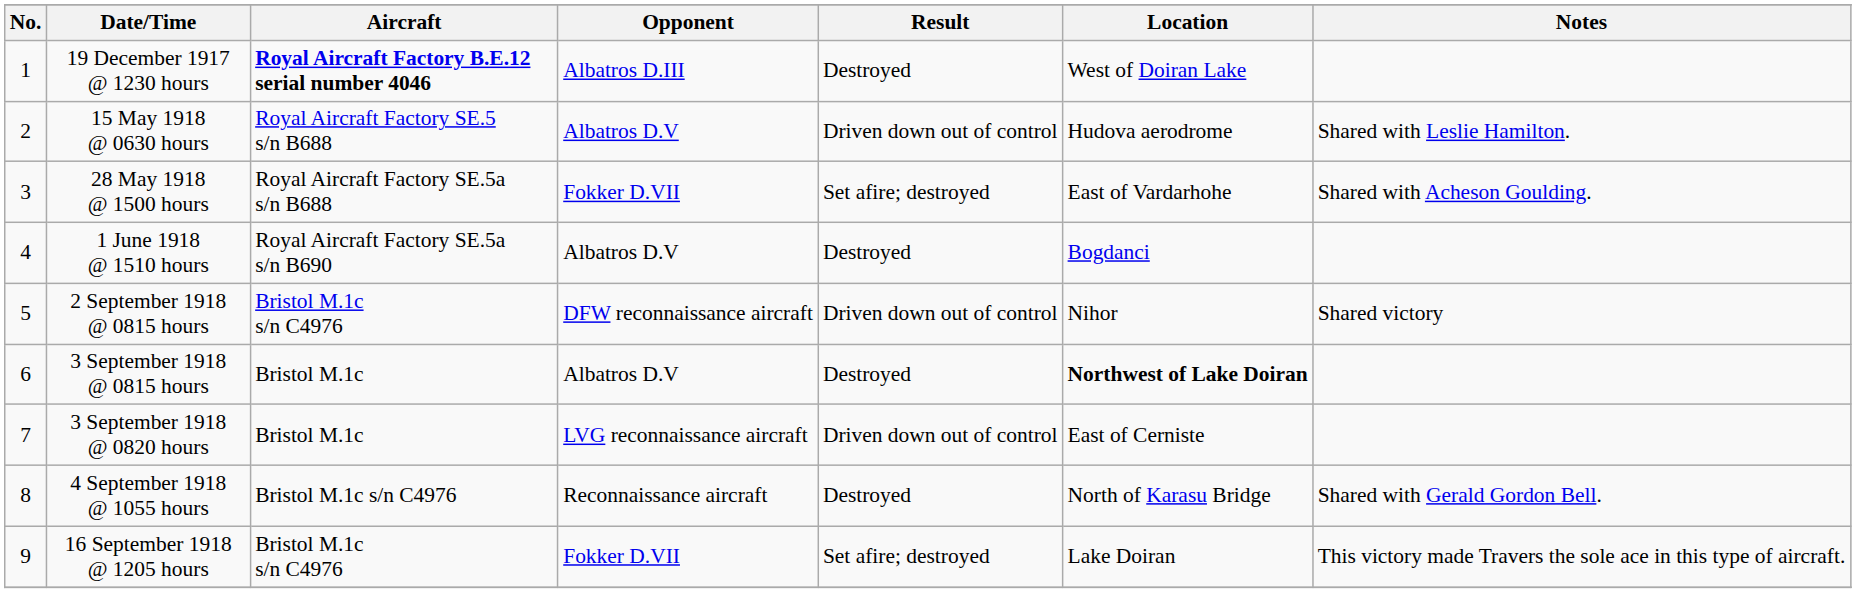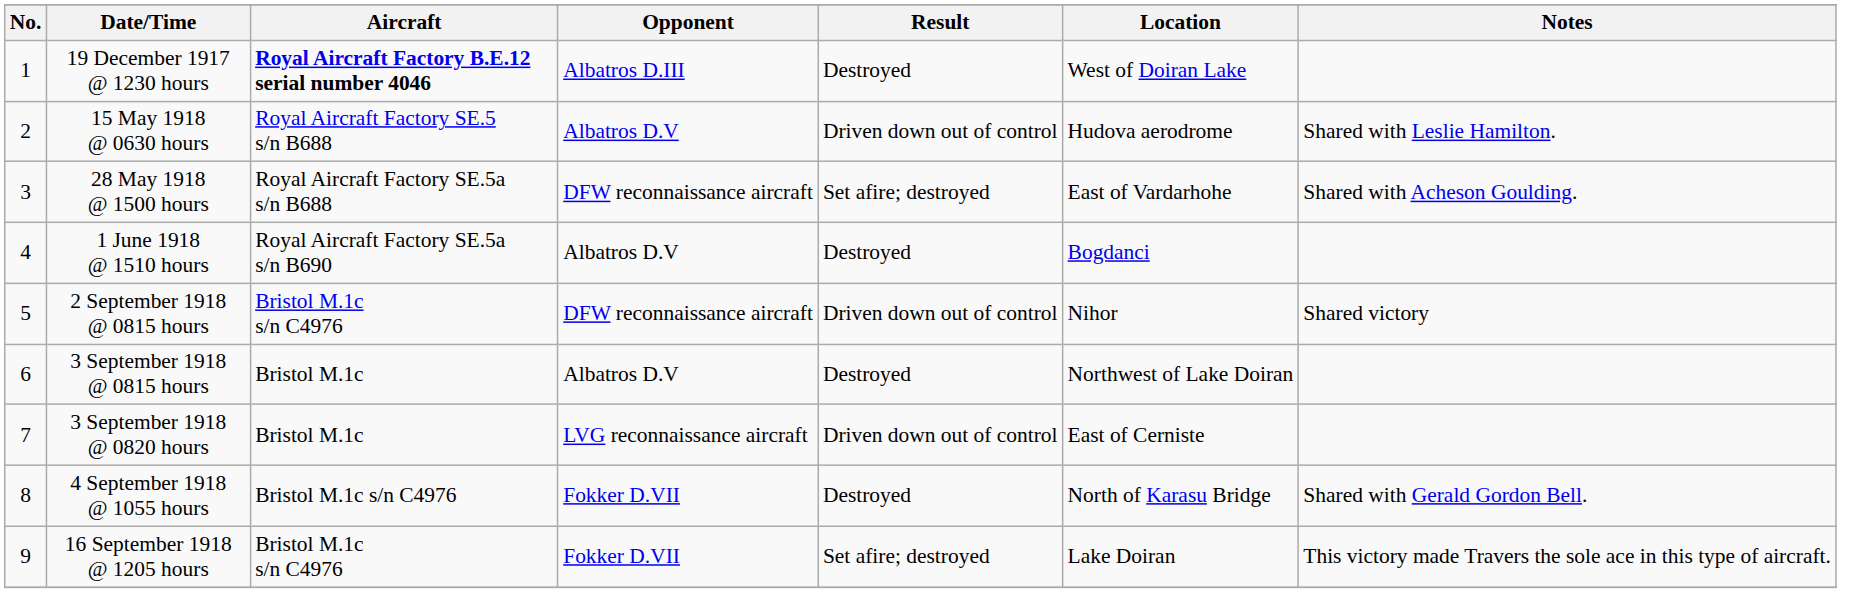(622, 192) Fokker D.VII -> (688, 192) DFW reconnaissance aircraft
(1188, 374) bold -> (1180, 374) normal
(665, 495) Reconnaissance aircraft -> (622, 495) Fokker D.VII
